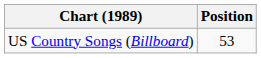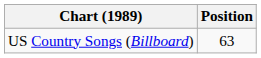(227, 40) 53 -> (227, 40) 63
